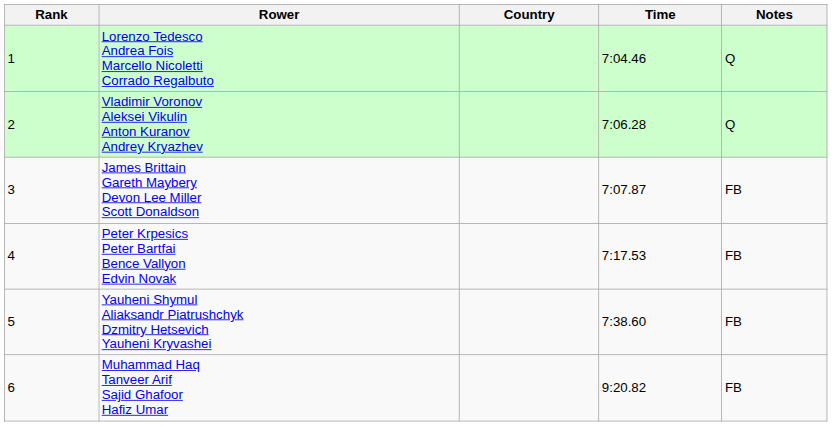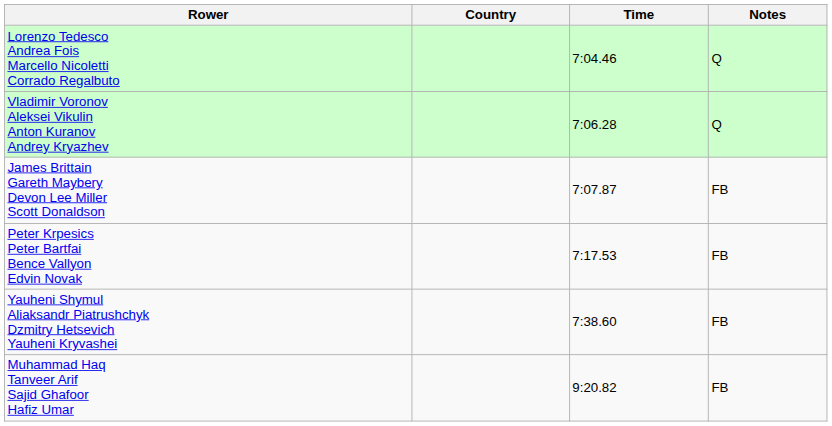- column: (52, 15)
